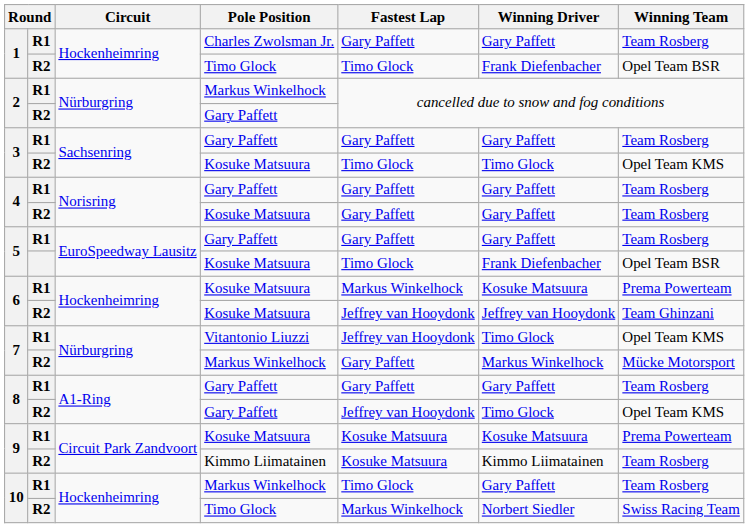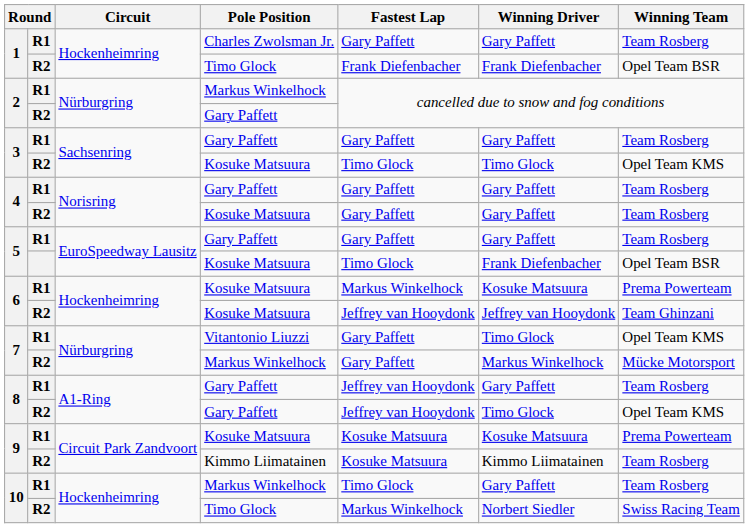(377, 65) Timo Glock -> (401, 65) Frank Diefenbacher
(408, 337) Jeffrey van Hooydonk -> (378, 337) Gary Paffett
(378, 386) Gary Paffett -> (408, 386) Jeffrey van Hooydonk
